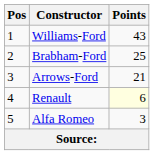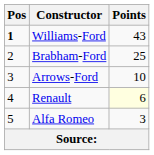(10, 35) normal -> (10, 35) bold
(140, 77) 21 -> (140, 77) 10
